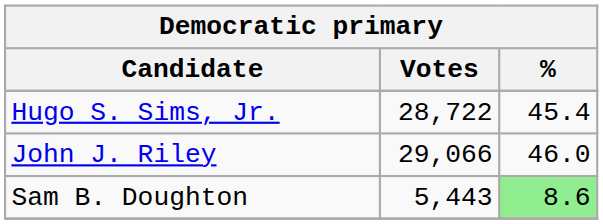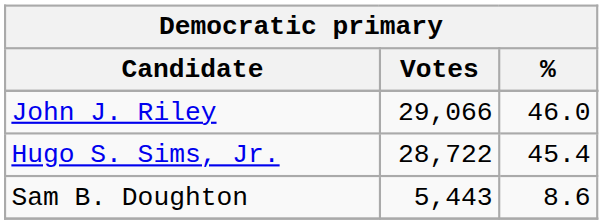rows swapped: (114, 155) <-> (146, 113)
(567, 197) lightgreen background -> (567, 197) no background
